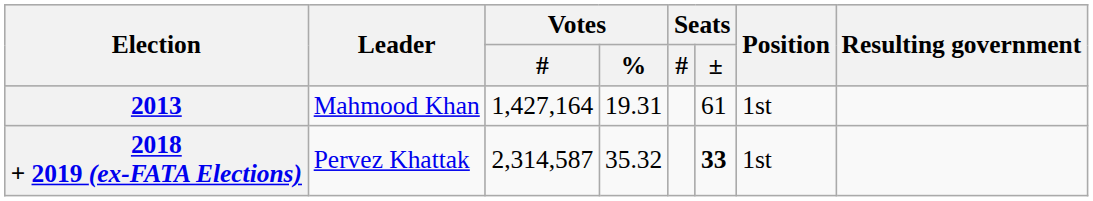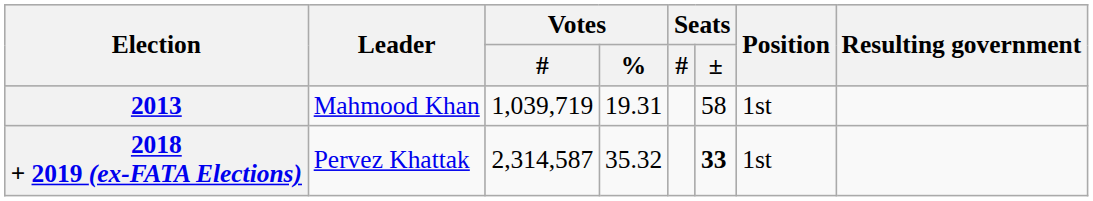(542, 105) 1,427,164 -> (542, 105) 1,039,719
(714, 105) 61 -> (714, 105) 58
